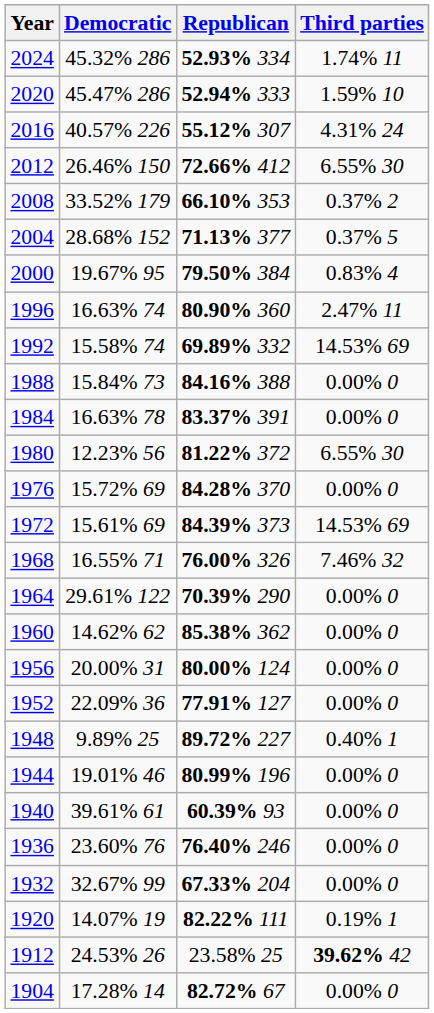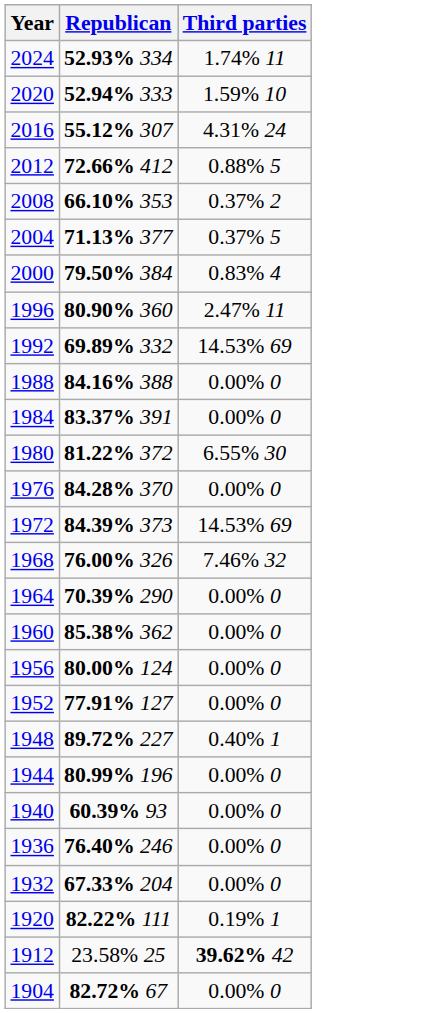- column: (118, 22)
(362, 165) 6.55% 30 -> (245, 165) 0.88% 5
